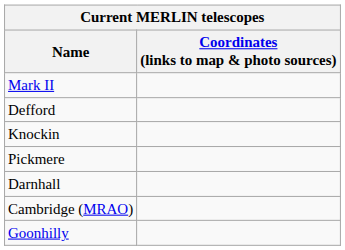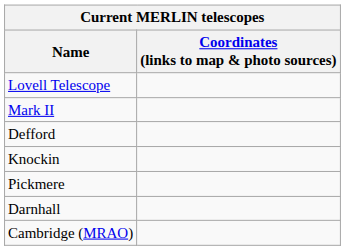+ row: (59, 84)
- row: (38, 233)
